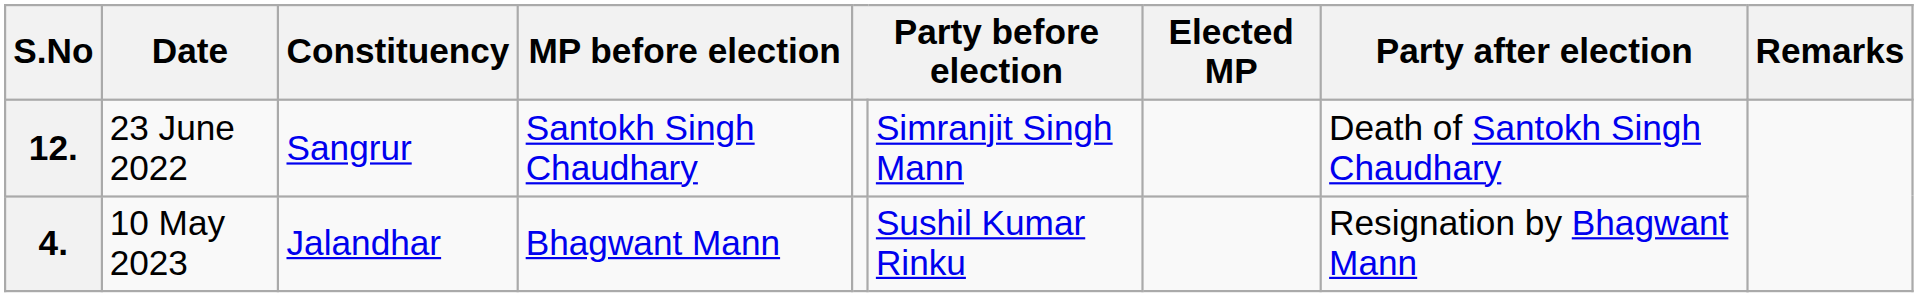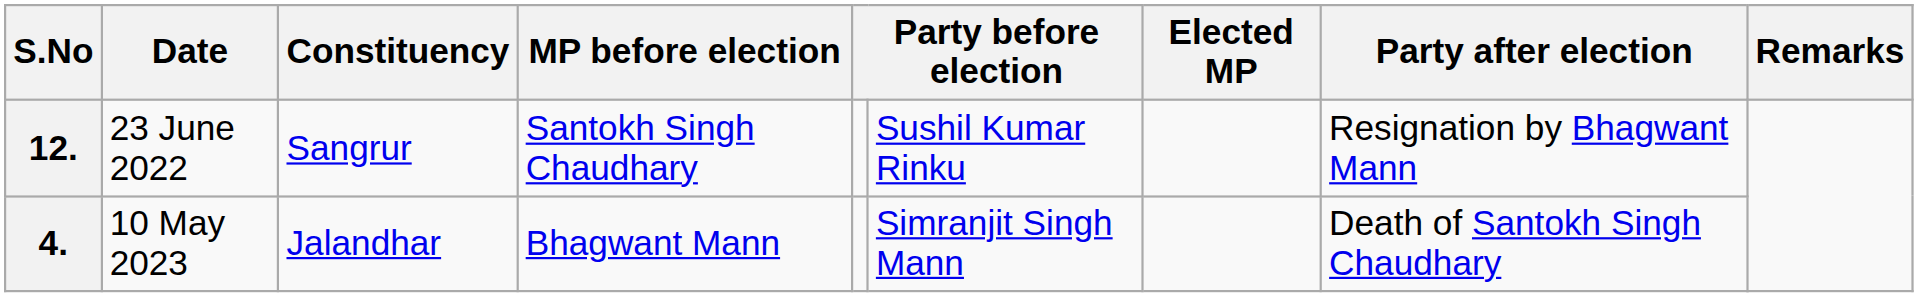(994, 147) Simranjit Singh Mann -> (981, 147) Sushil Kumar Rinku
(1515, 147) Death of Santokh Singh Chaudhary -> (1529, 147) Resignation by Bhagwant Mann
(981, 243) Sushil Kumar Rinku -> (994, 243) Simranjit Singh Mann
(1529, 243) Resignation by Bhagwant Mann -> (1515, 243) Death of Santokh Singh Chaudhary
